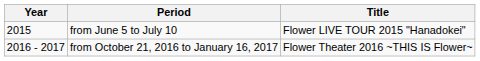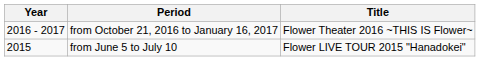rows swapped: (123, 30) <-> (174, 47)
